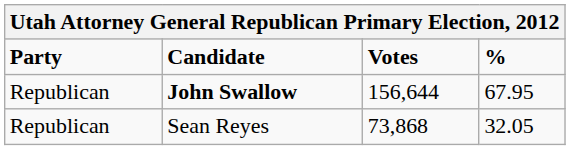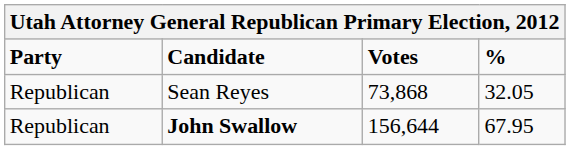rows swapped: (232, 91) <-> (218, 126)
